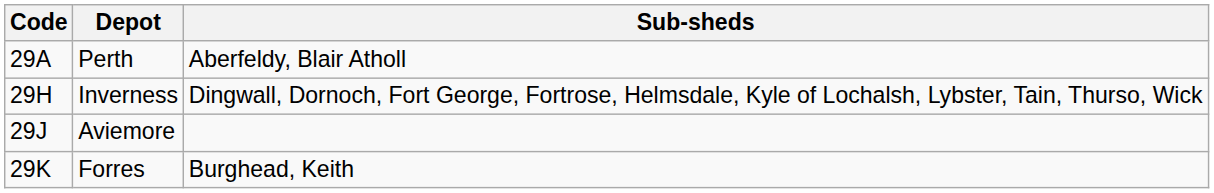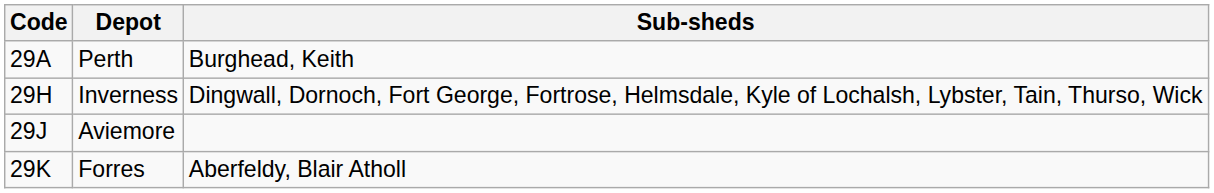(297, 59) Aberfeldy, Blair Atholl -> (271, 59) Burghead, Keith
(271, 168) Burghead, Keith -> (297, 168) Aberfeldy, Blair Atholl
